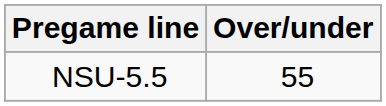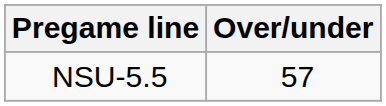(293, 76) 55 -> (293, 76) 57
